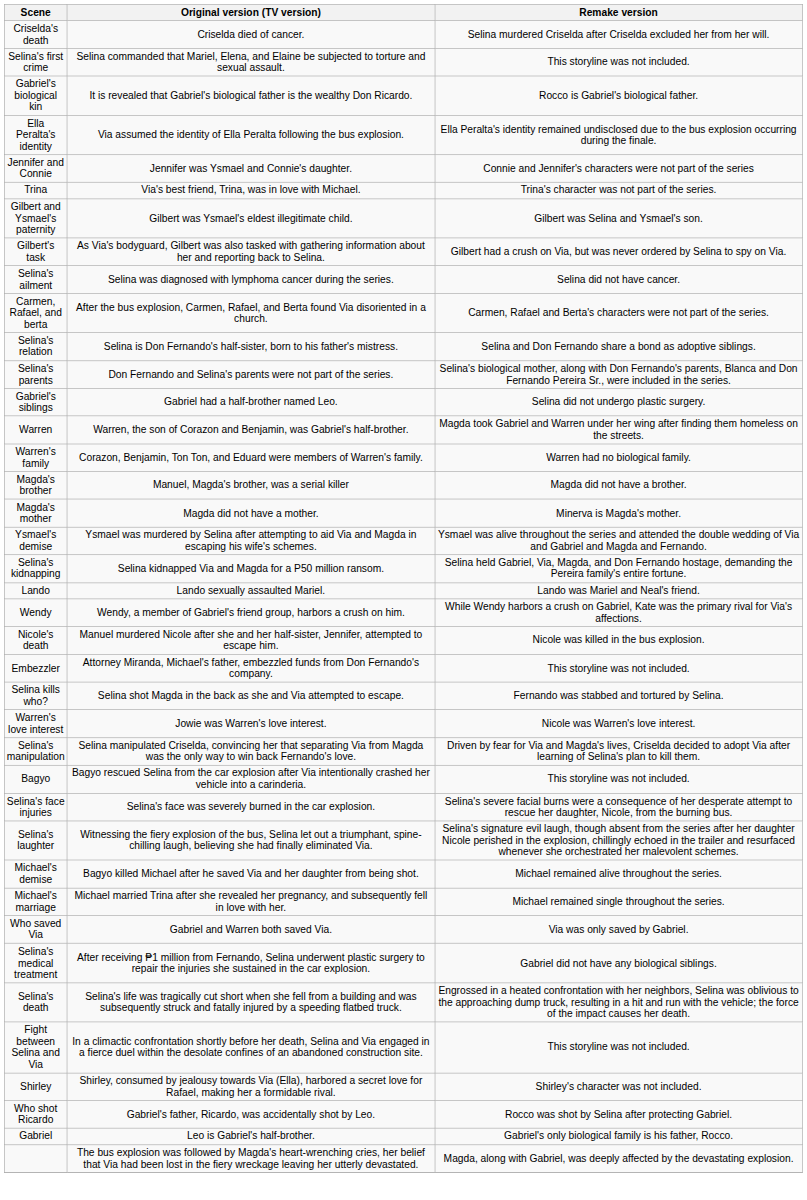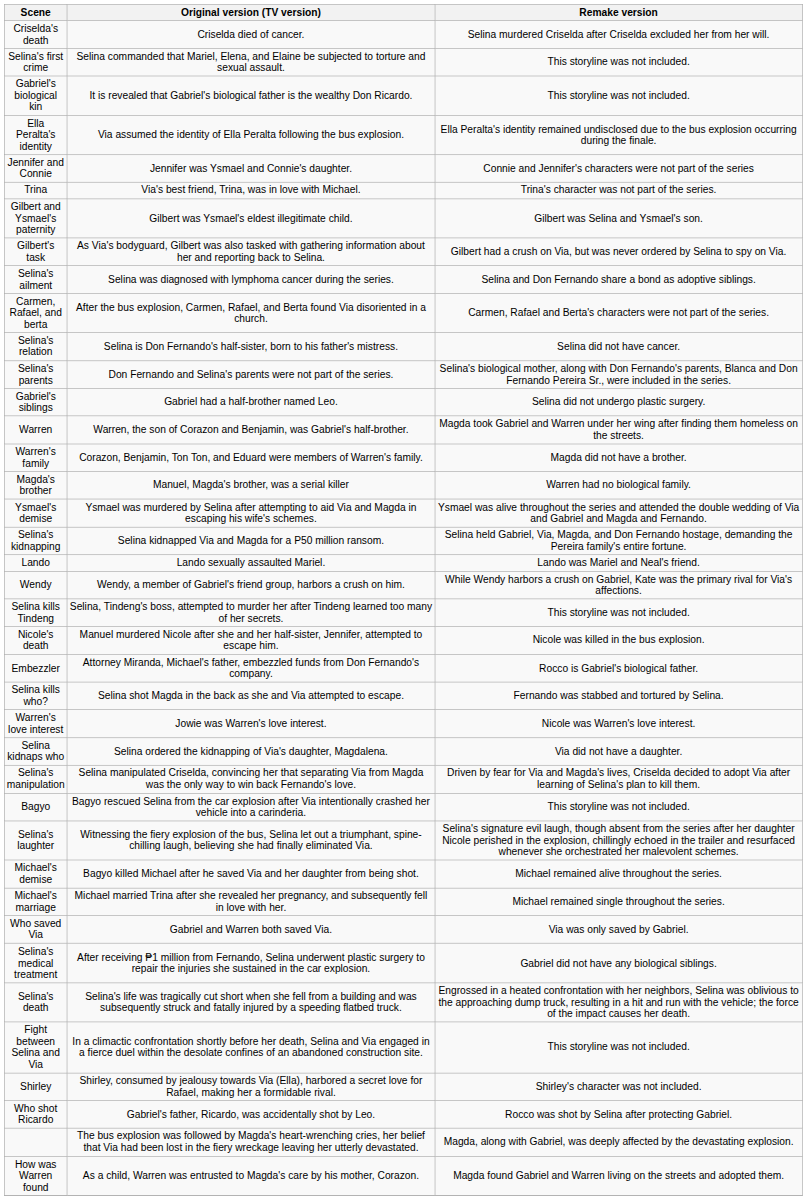(619, 95) Rocco is Gabriel's biological father. -> (619, 95) This storyline was not included.
(619, 279) Selina did not have cancer. -> (619, 279) Selina and Don Fernando share a bond as adoptive siblings.
(619, 346) Selina and Don Fernando share a bond as adoptive siblings. -> (619, 346) Selina did not have cancer.
(619, 457) Warren had no biological family. -> (619, 457) Magda did not have a brother.
(619, 485) Magda did not have a brother. -> (619, 485) Warren had no biological family.
- row: (36, 513)
+ row: (36, 612)
(619, 668) This storyline was not included. -> (619, 668) Rocco is Gabriel's biological father.
+ row: (36, 751)
- row: (36, 807)
- row: (36, 1136)
+ row: (36, 1175)
